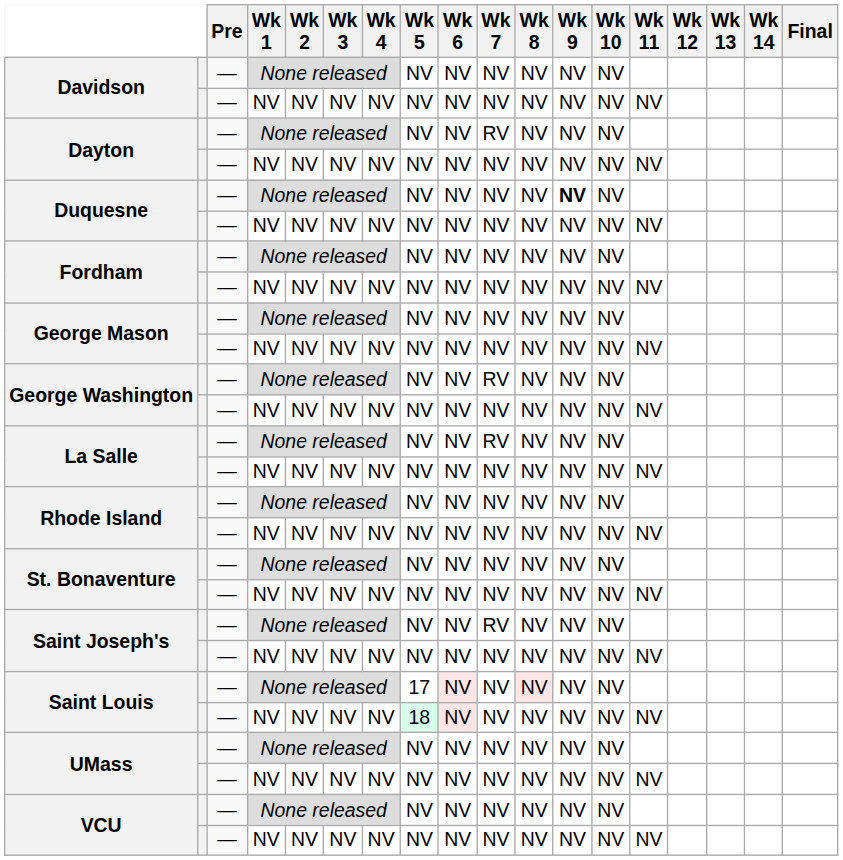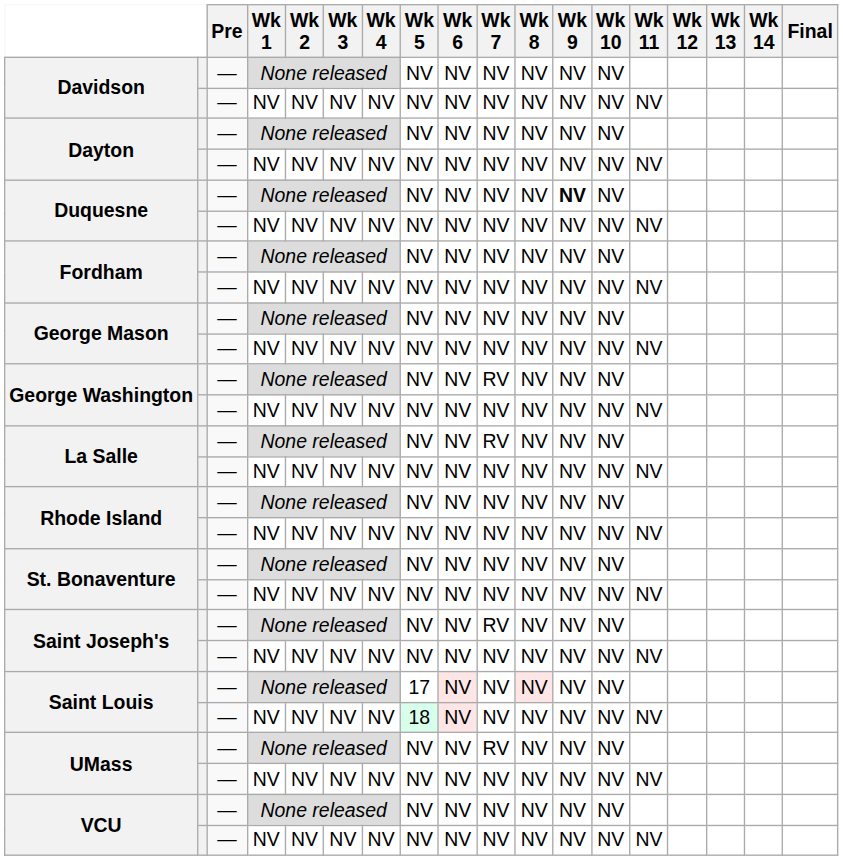(496, 134) RV -> (496, 134) NV
(496, 748) NV -> (496, 748) RV
